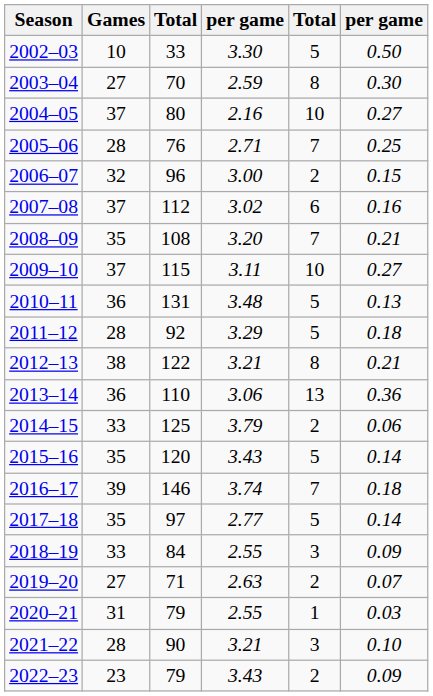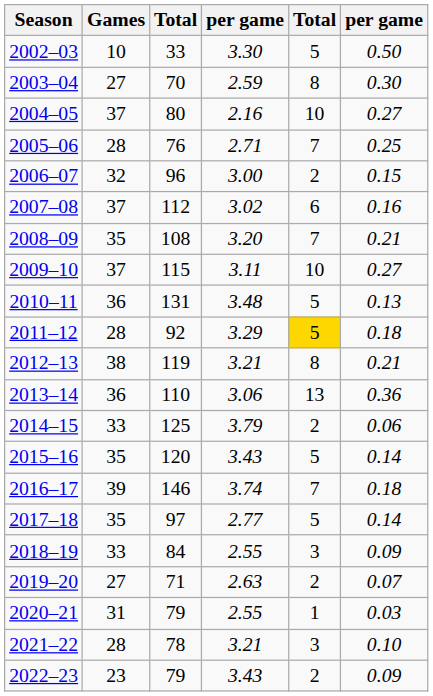(315, 332) no background -> (315, 332) gold background
(176, 363) 122 -> (176, 363) 119
(176, 644) 90 -> (176, 644) 78
